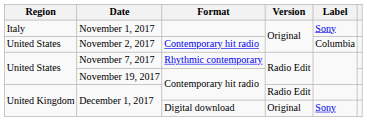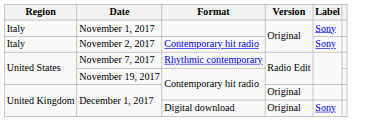(34, 44) United States -> (16, 44) Italy
(335, 44) Columbia -> (326, 44) Sony
(289, 92) Radio Edit -> (284, 92) Original
